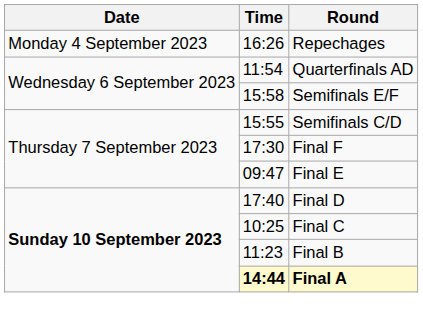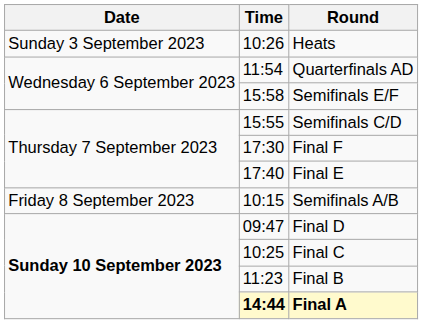+ row: (314, 43)
- row: (339, 43)
(263, 174) 09:47 -> (263, 174) 17:40
+ row: (346, 200)
(263, 200) 17:40 -> (263, 226) 09:47
